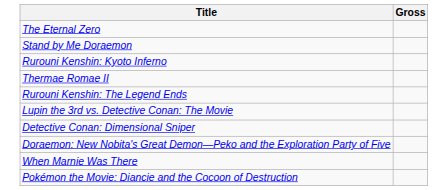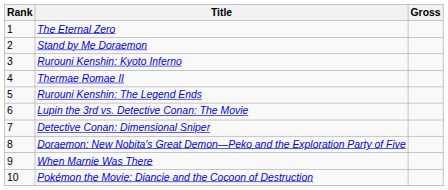+ column: (20, 12)
